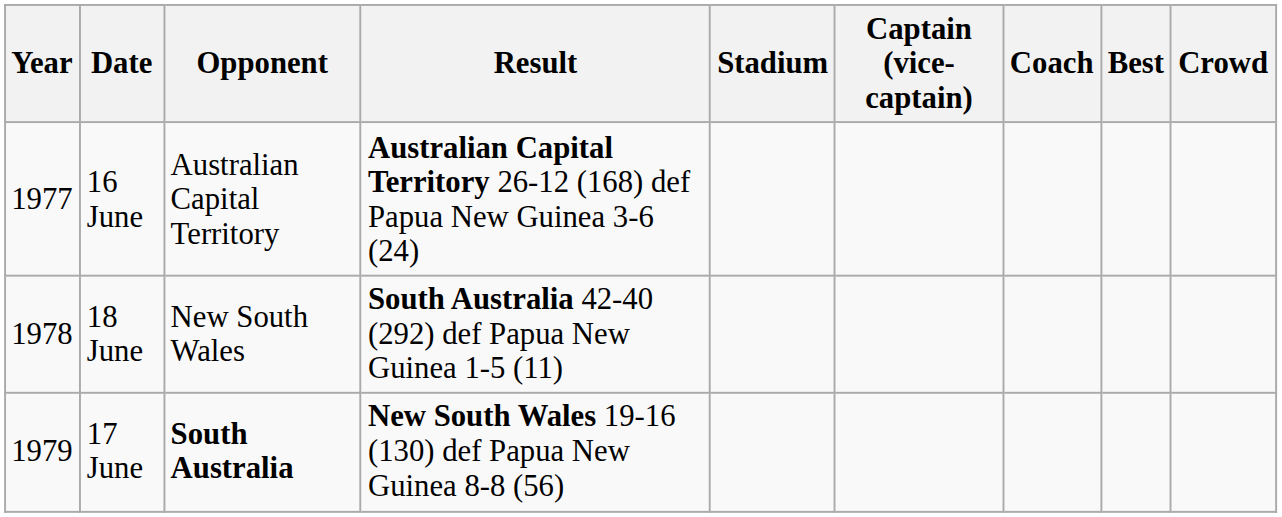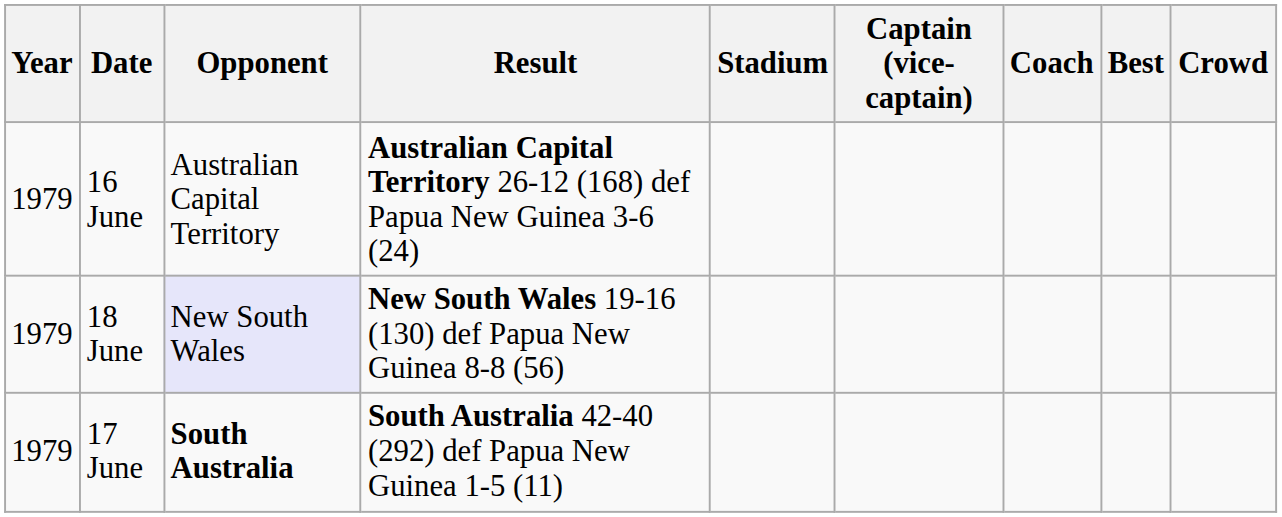(42, 198) 1977 -> (42, 198) 1979
(42, 333) 1978 -> (42, 333) 1979
(239, 333) no background -> (239, 333) lavender background
(511, 333) South Australia 42-40 (292) def Papua New Guinea 1-5 (11) -> (522, 333) New South Wales 19-16 (130) def Papua New Guinea 8-8 (56)
(522, 451) New South Wales 19-16 (130) def Papua New Guinea 8-8 (56) -> (511, 451) South Australia 42-40 (292) def Papua New Guinea 1-5 (11)
